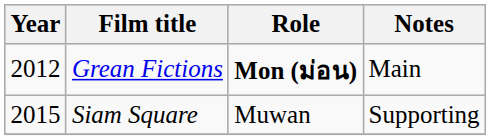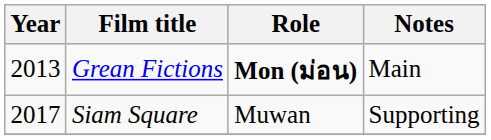(35, 69) 2012 -> (35, 69) 2013
(35, 114) 2015 -> (35, 114) 2017
